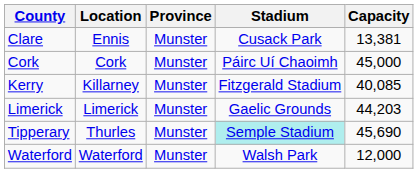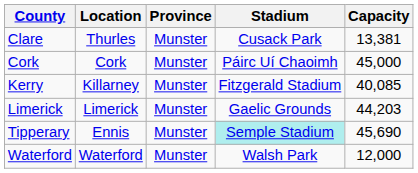(111, 39) Ennis -> (111, 39) Thurles
(111, 132) Thurles -> (111, 132) Ennis
